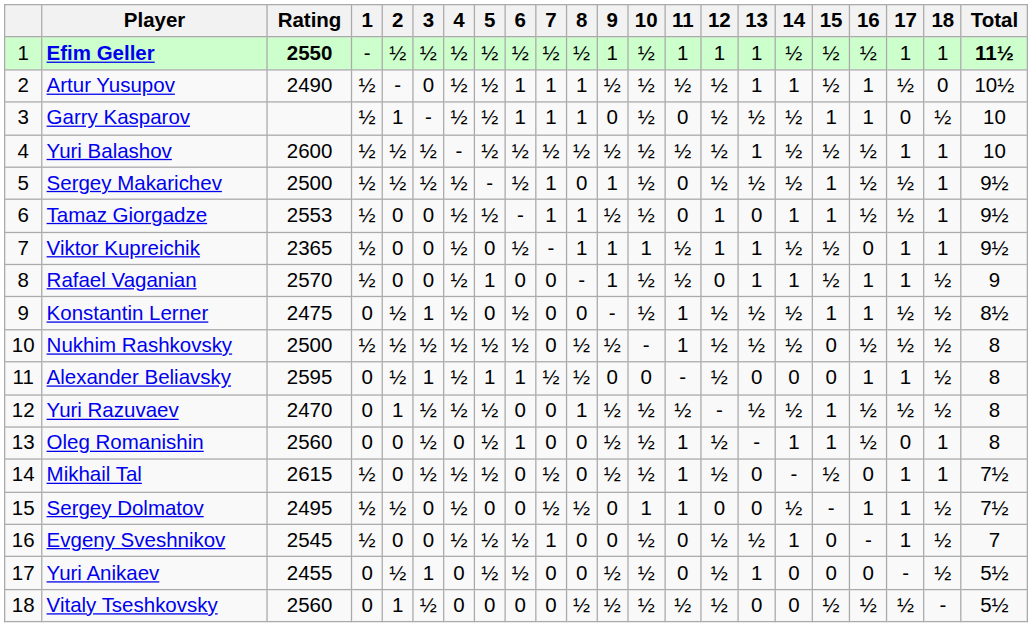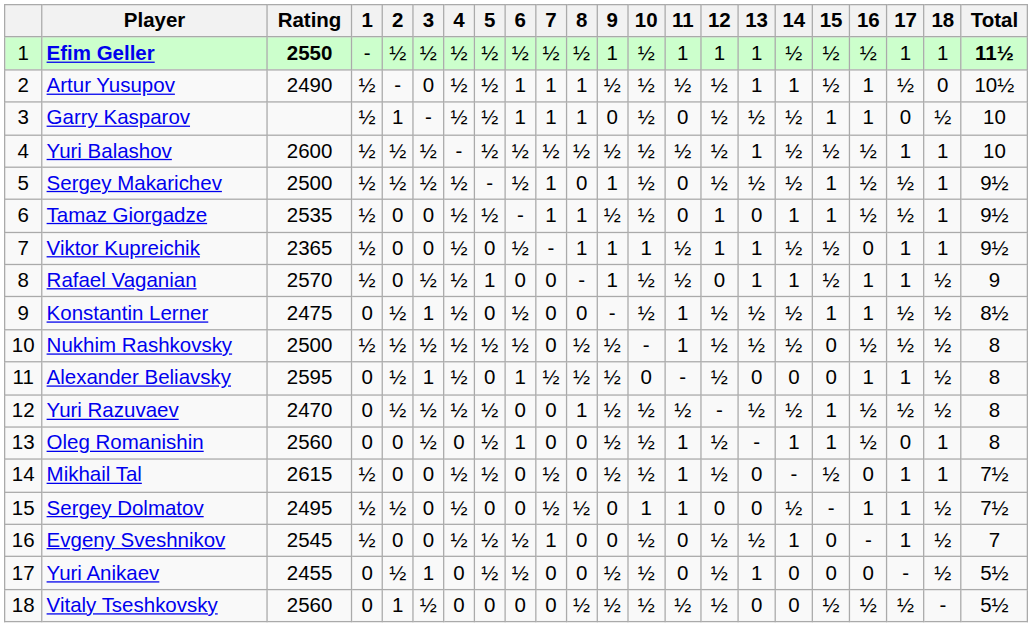(310, 215) 2553 -> (310, 215) 2535
(428, 280) 0 -> (428, 280) ½
(490, 378) 1 -> (490, 378) 0
(612, 378) 0 -> (612, 378) ½
(398, 410) 1 -> (398, 410) ½
(428, 475) ½ -> (428, 475) 0
